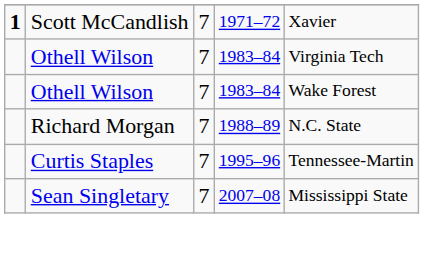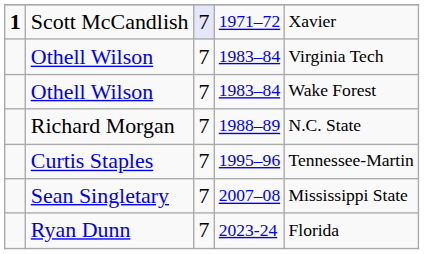(204, 21) no background -> (204, 21) lavender background
+ row: (81, 230)
